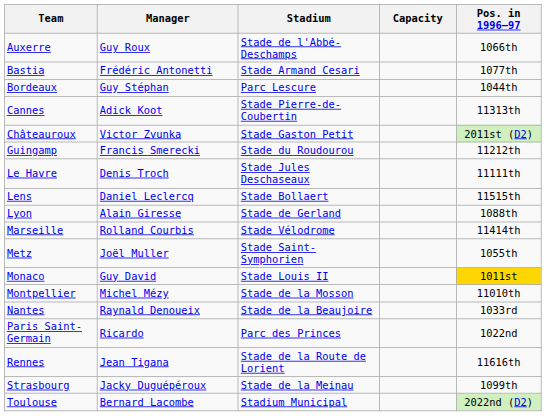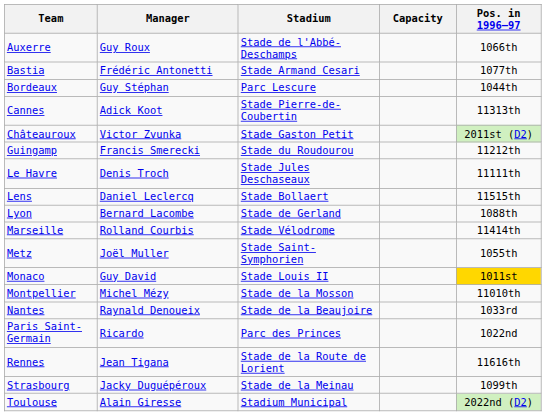(141, 213) Alain Giresse -> (147, 213) Bernard Lacombe
(147, 402) Bernard Lacombe -> (141, 402) Alain Giresse
